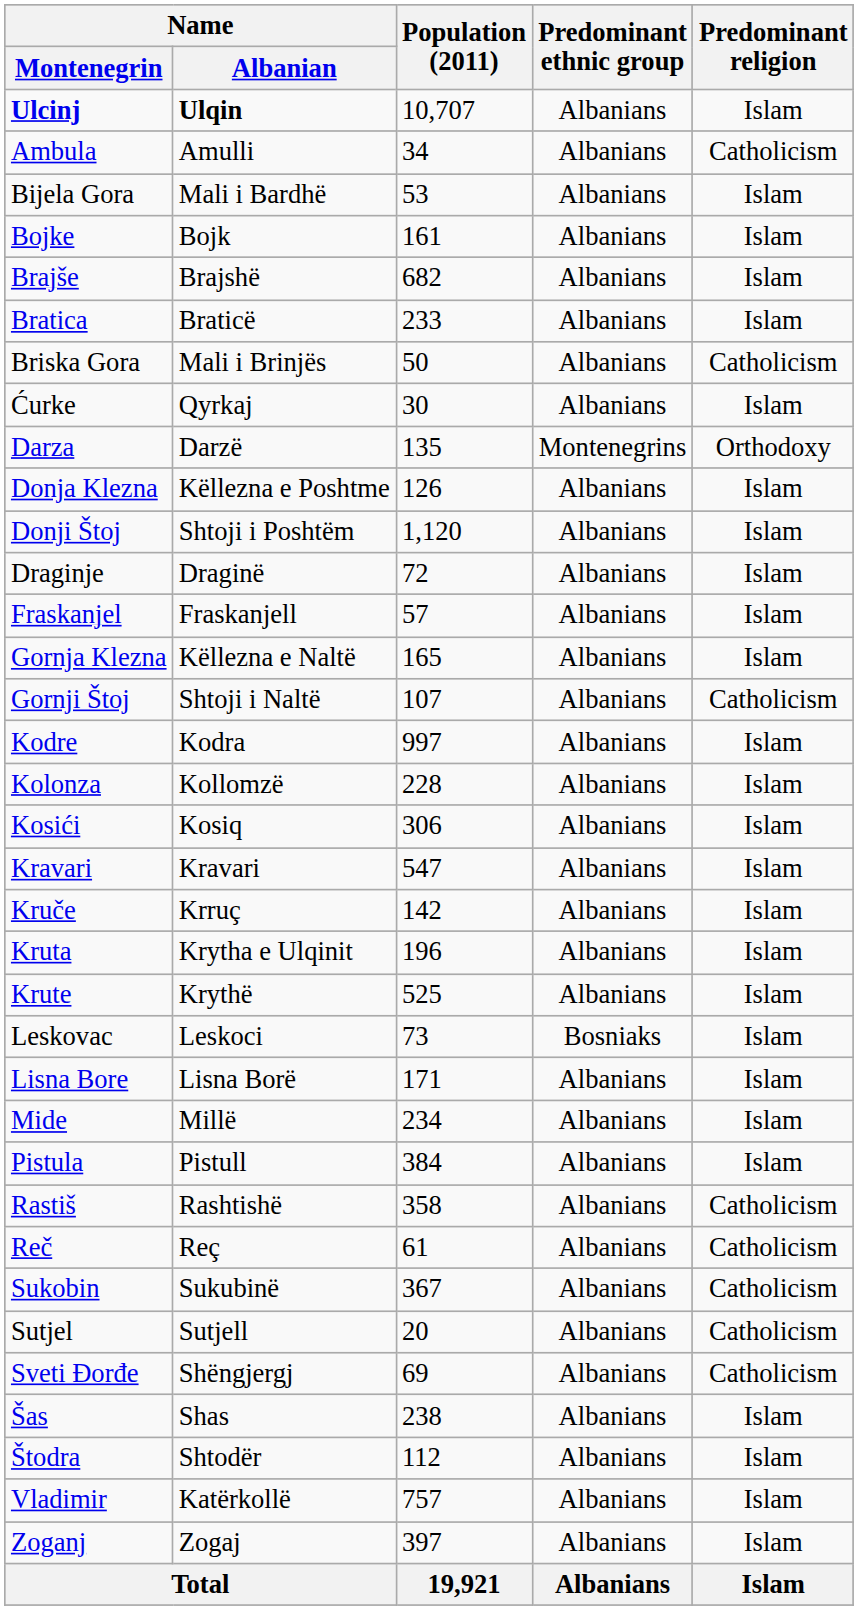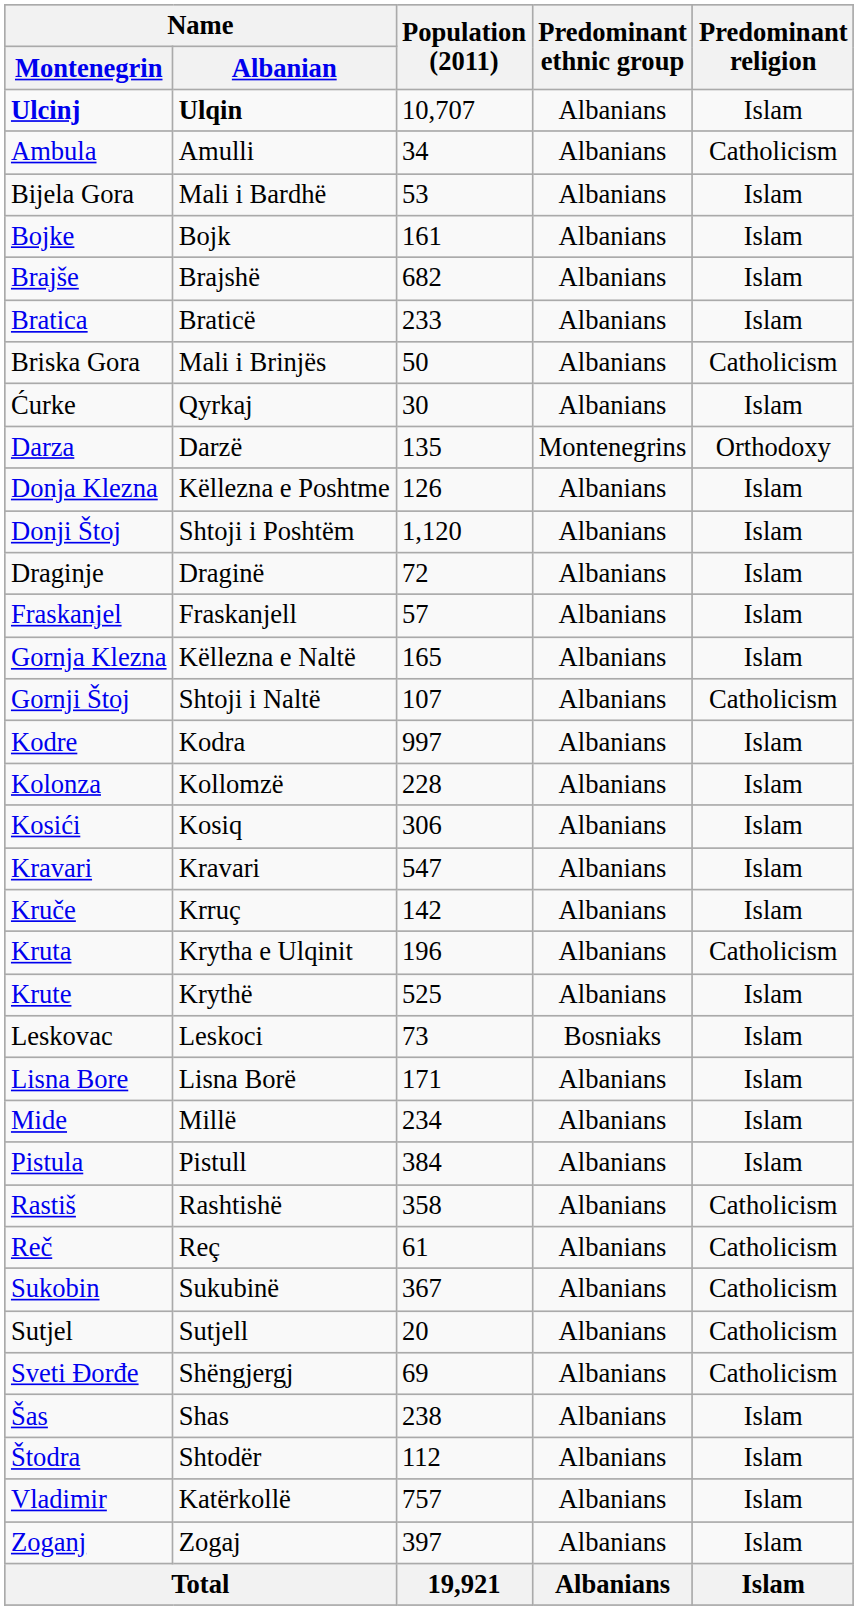(773, 952) Islam -> (773, 952) Catholicism
